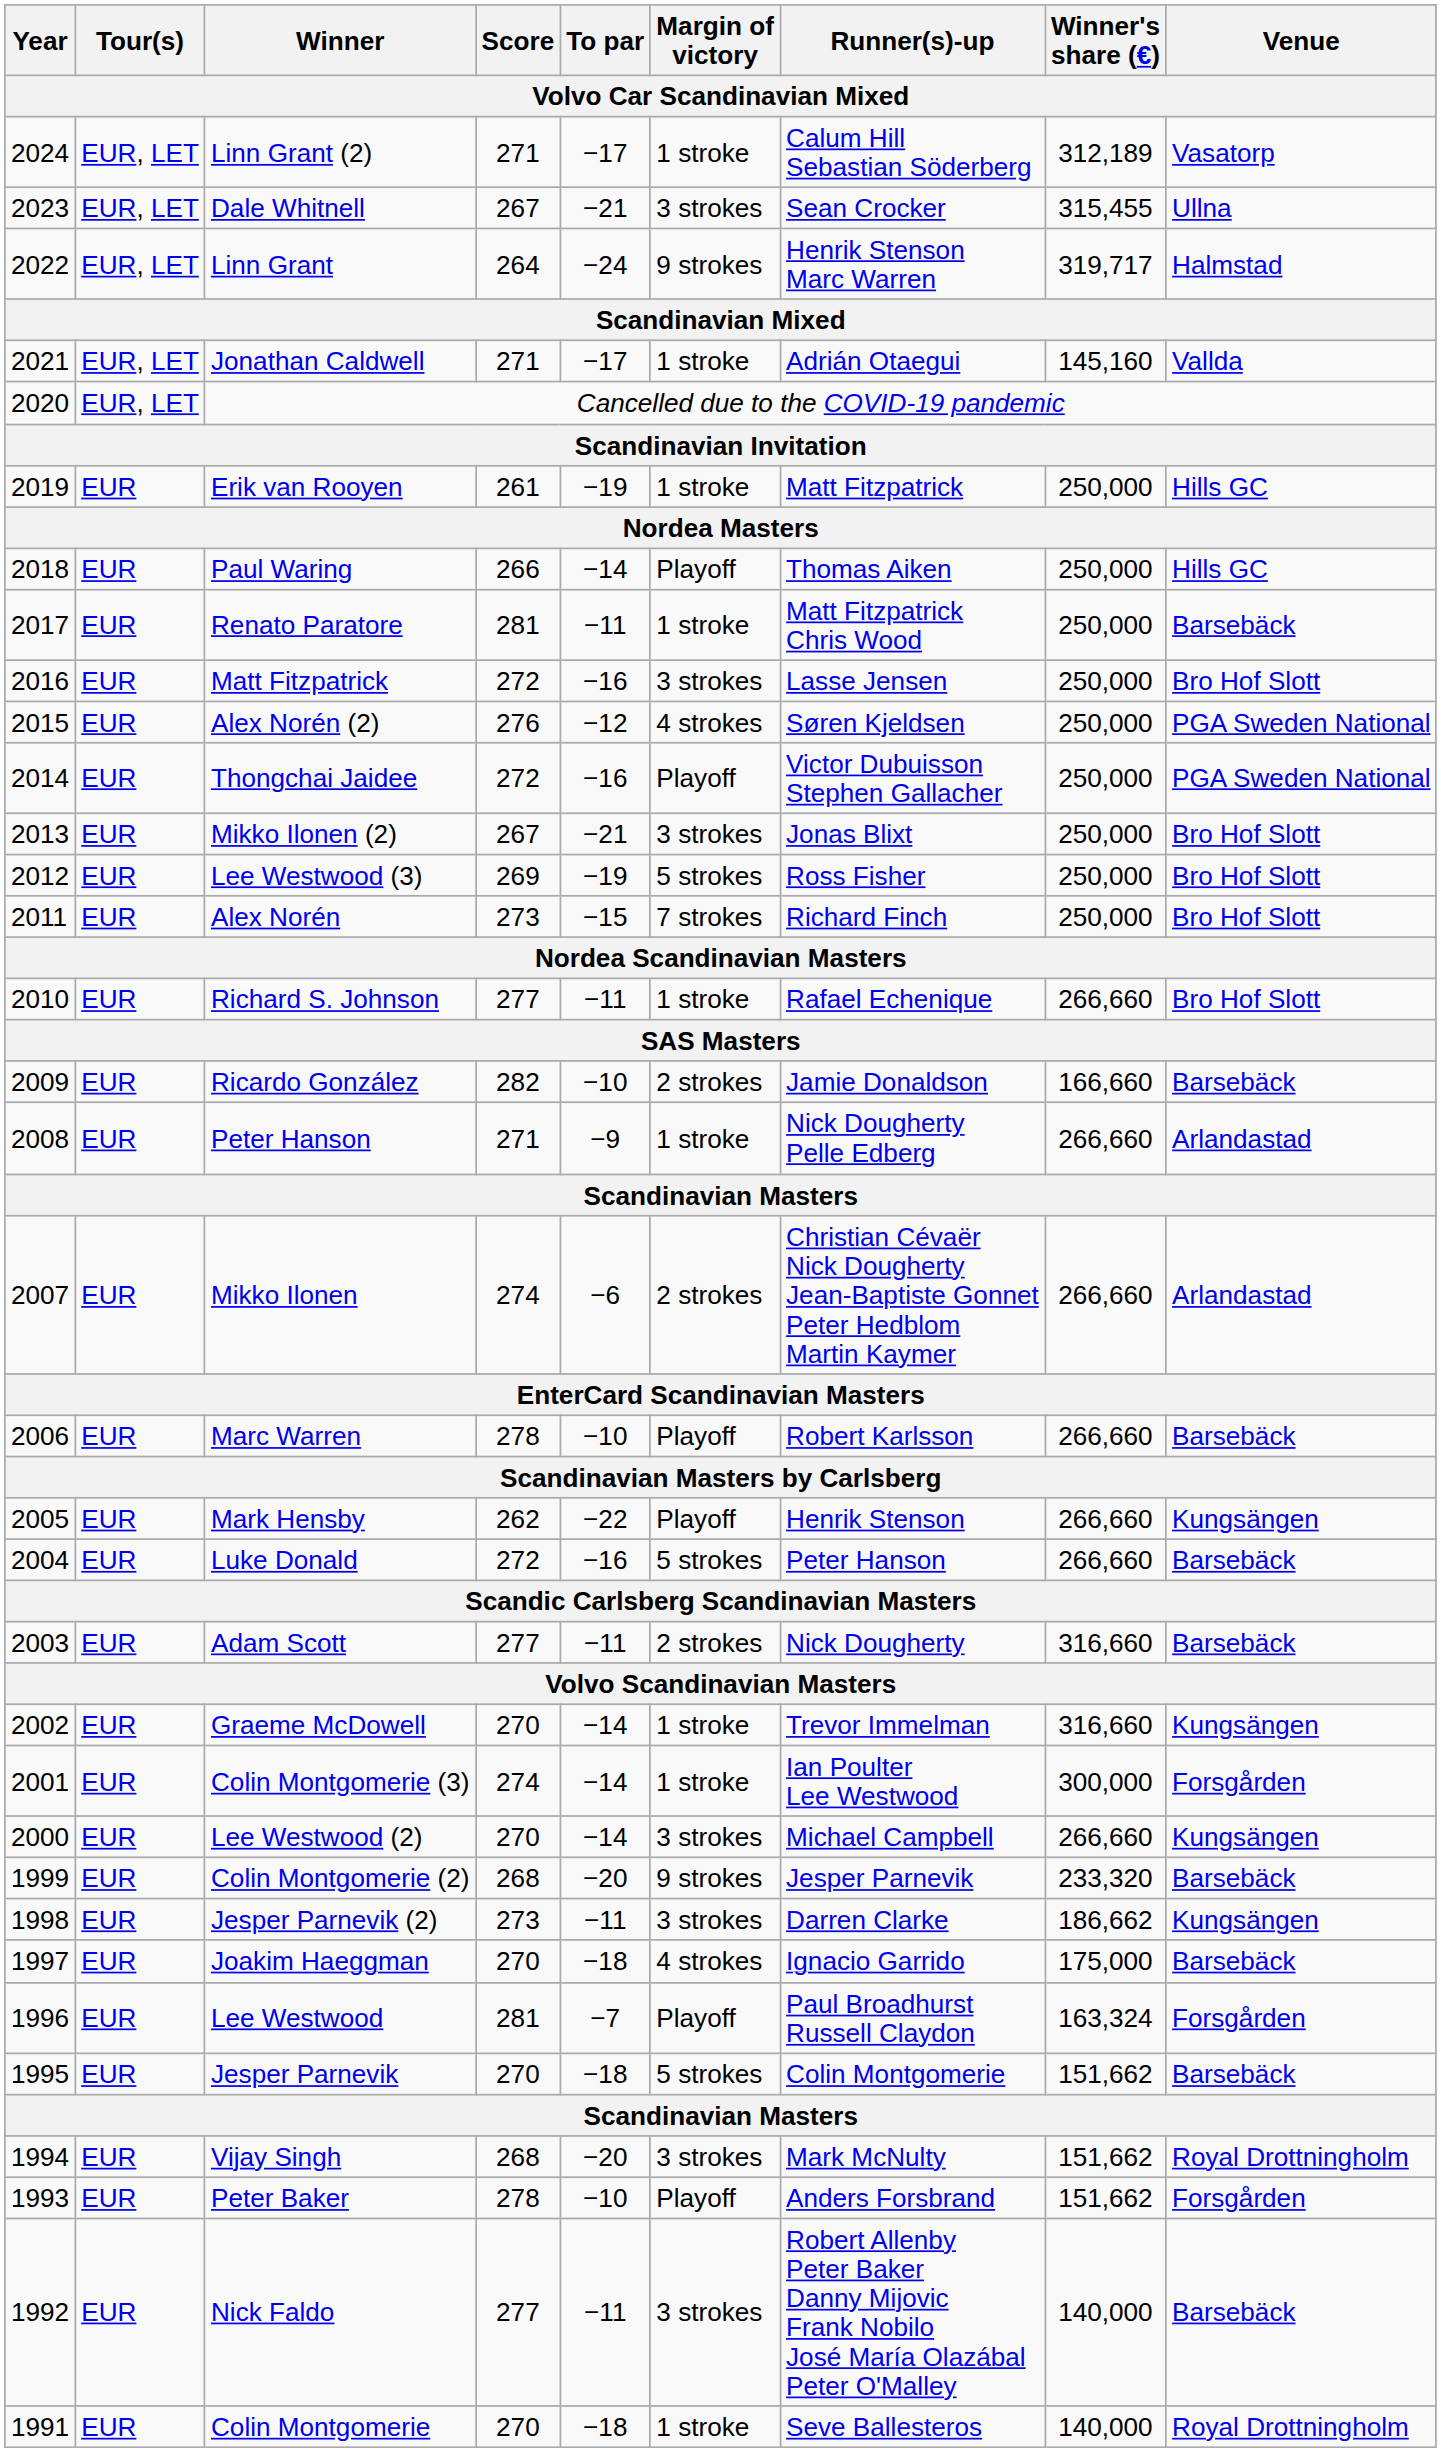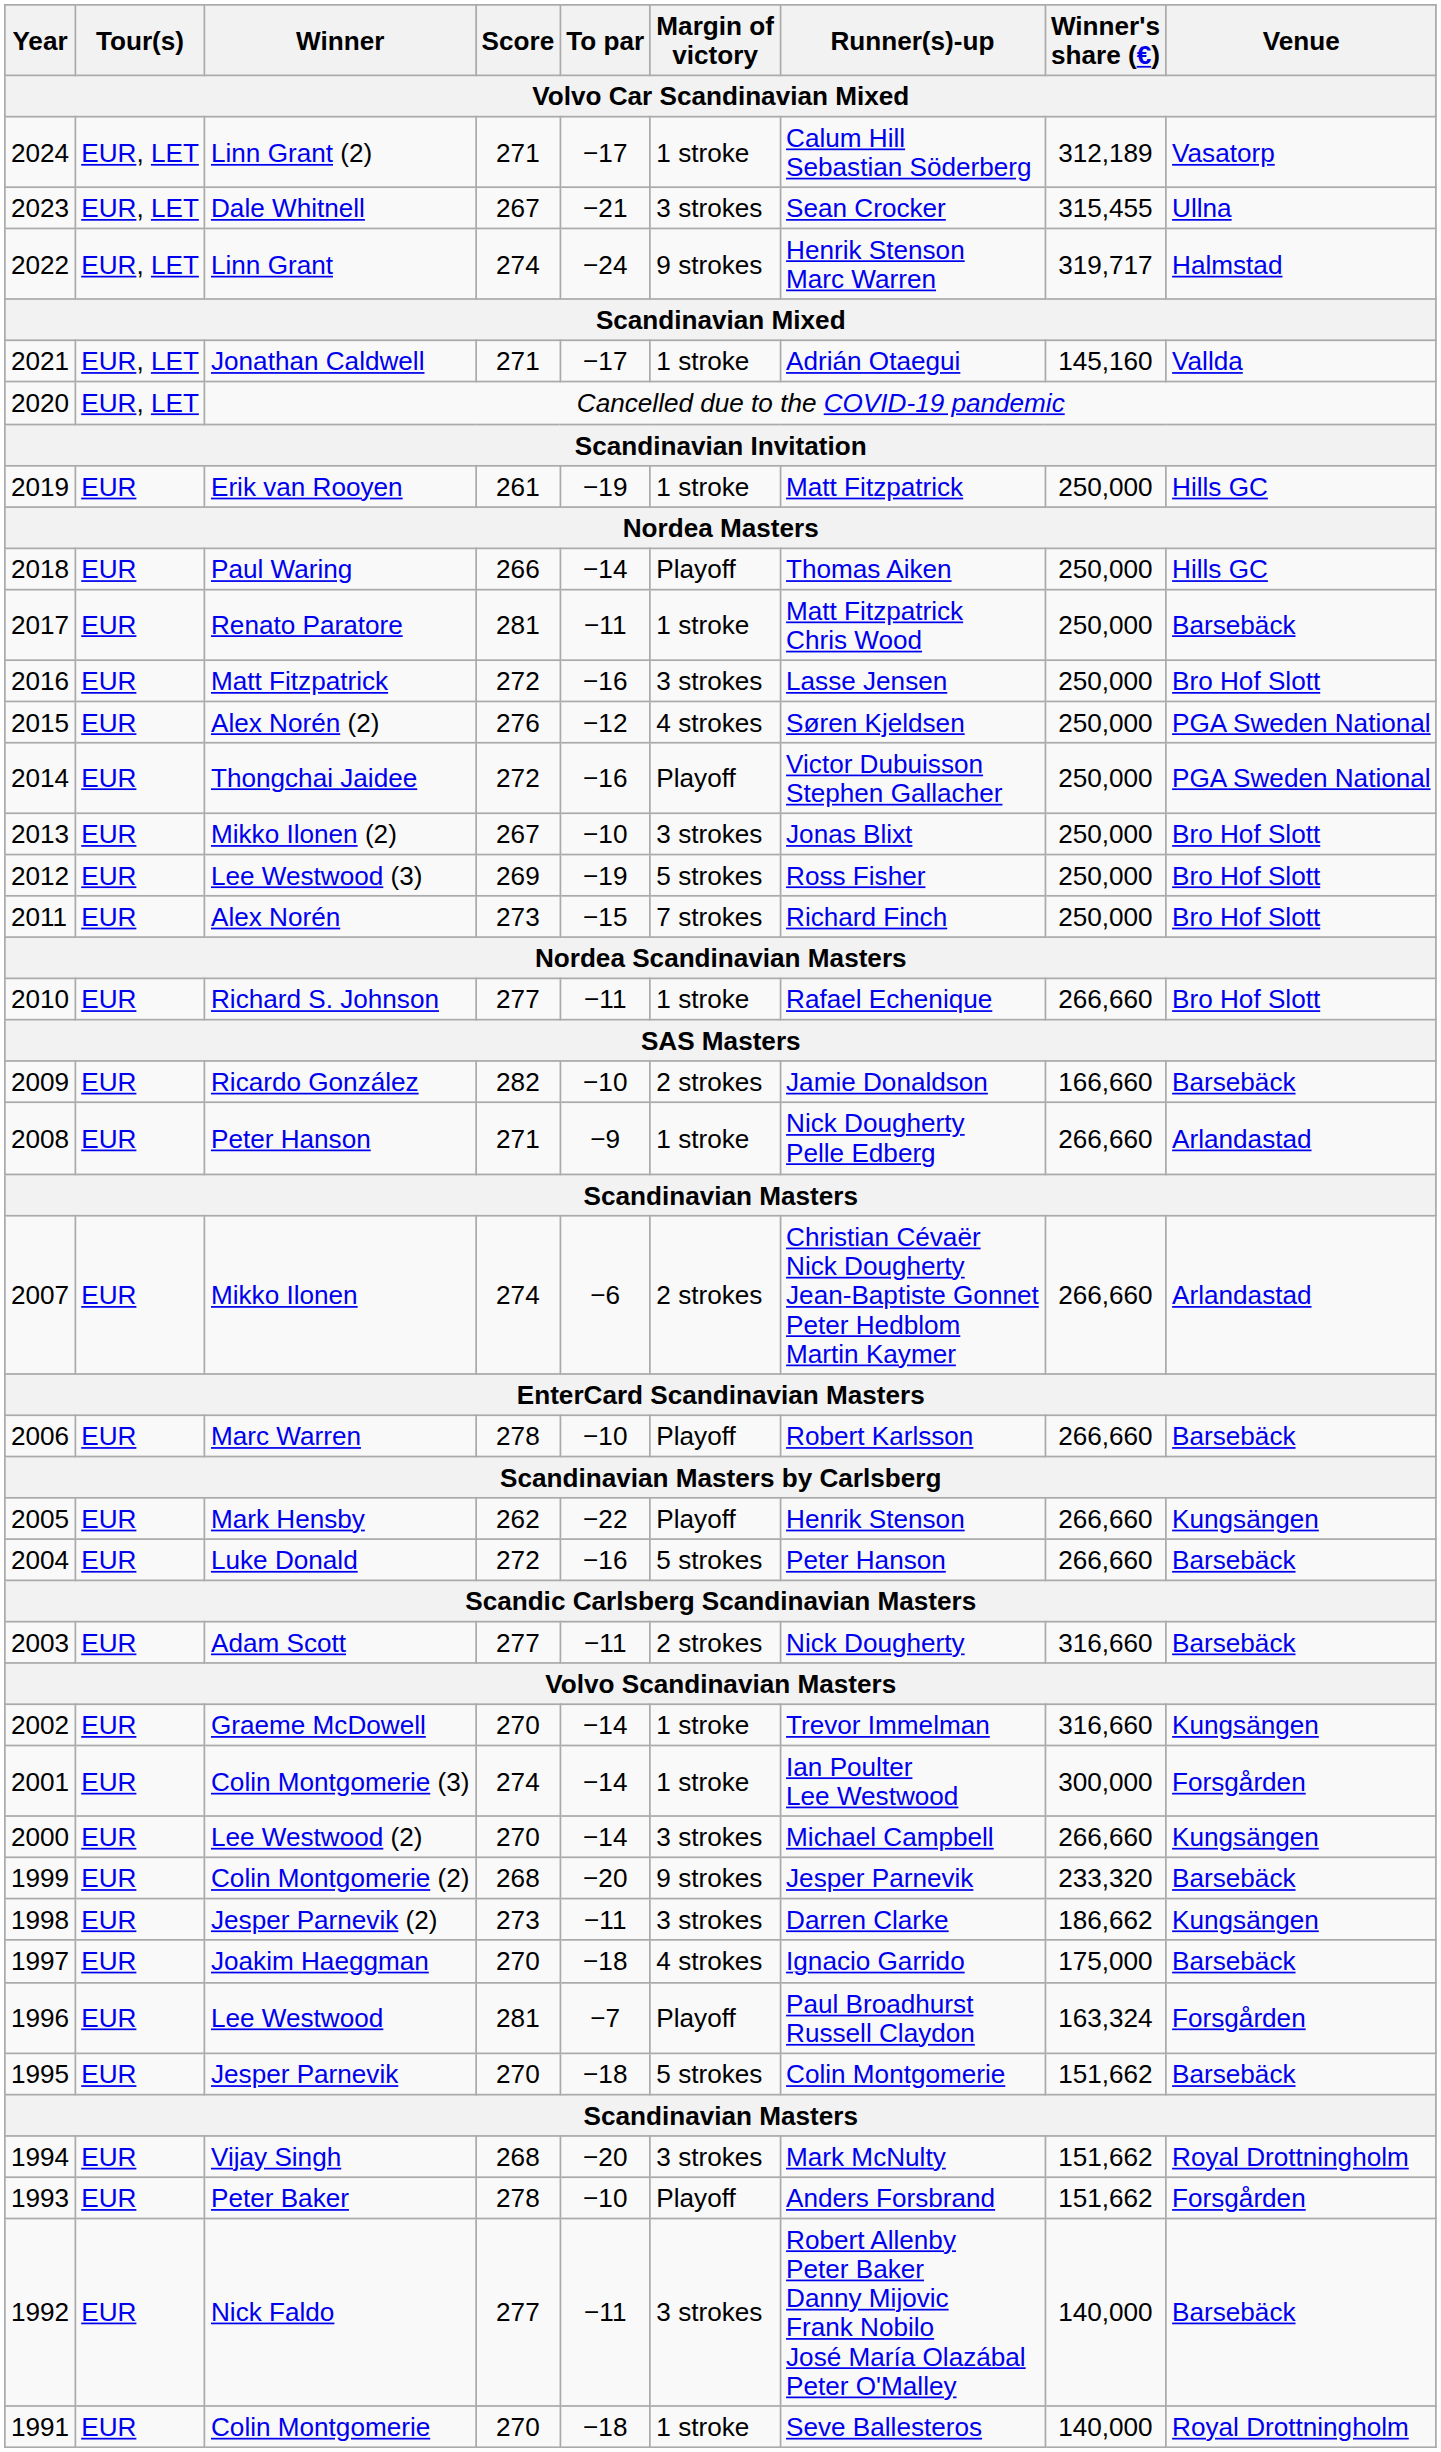(518, 264) 264 -> (518, 264) 274
(605, 834) −21 -> (605, 834) −10
